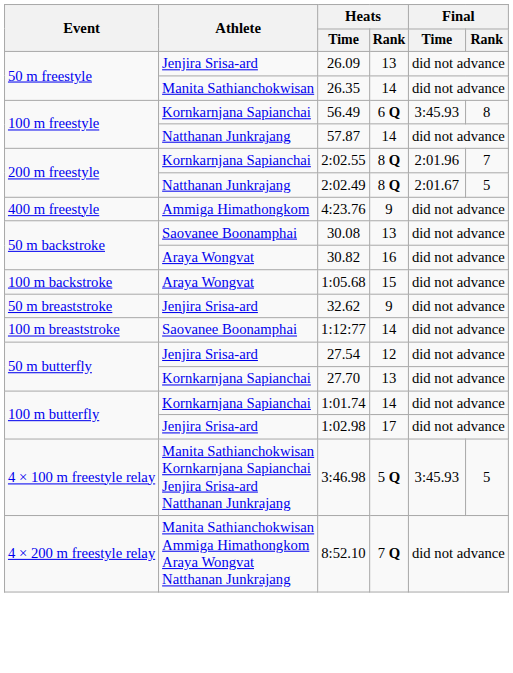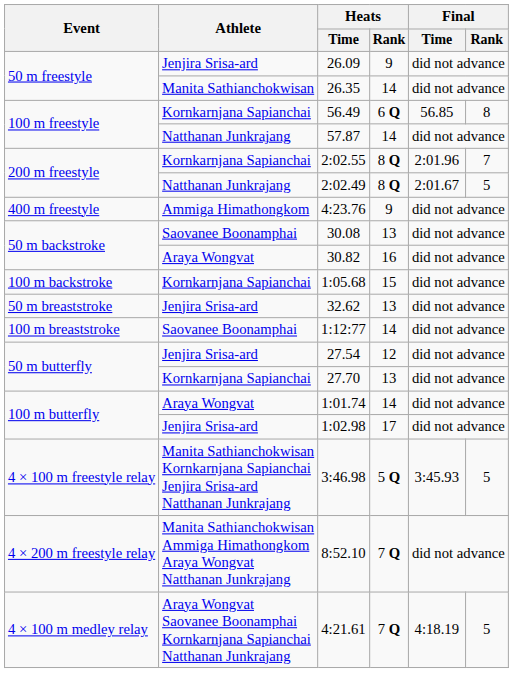(389, 64) 13 -> (389, 64) 9
(437, 112) 3:45.93 -> (437, 112) 56.85
(208, 282) Araya Wongvat -> (237, 282) Kornkarnjana Sapianchai
(389, 306) 9 -> (389, 306) 13
(237, 403) Kornkarnjana Sapianchai -> (208, 403) Araya Wongvat
+ row: (343, 630)
